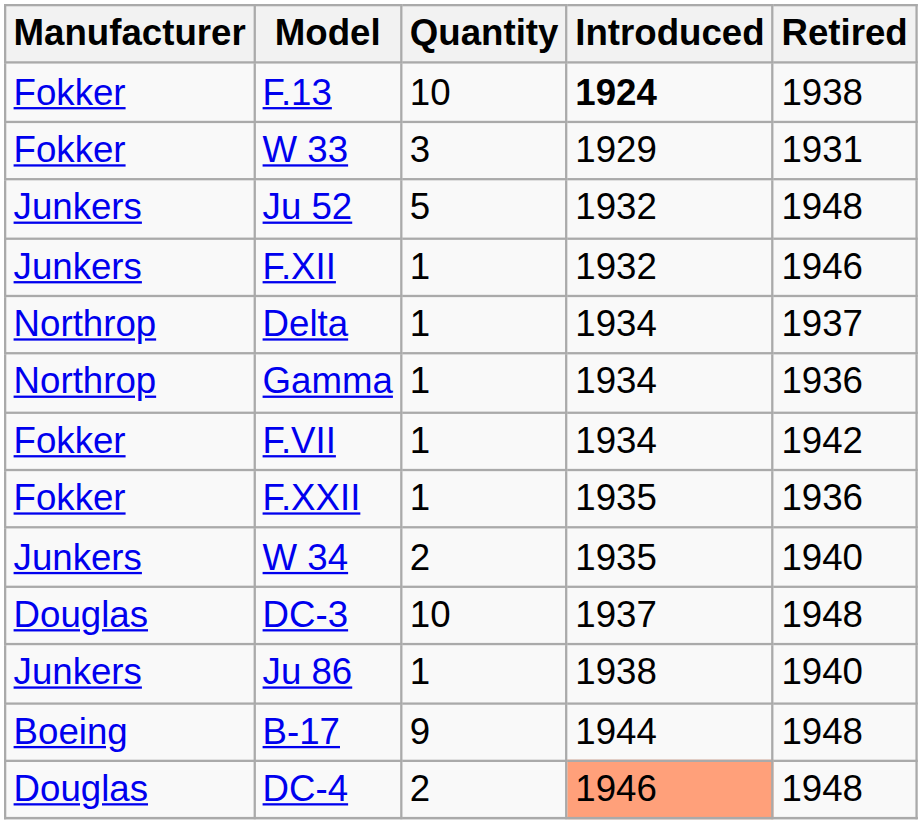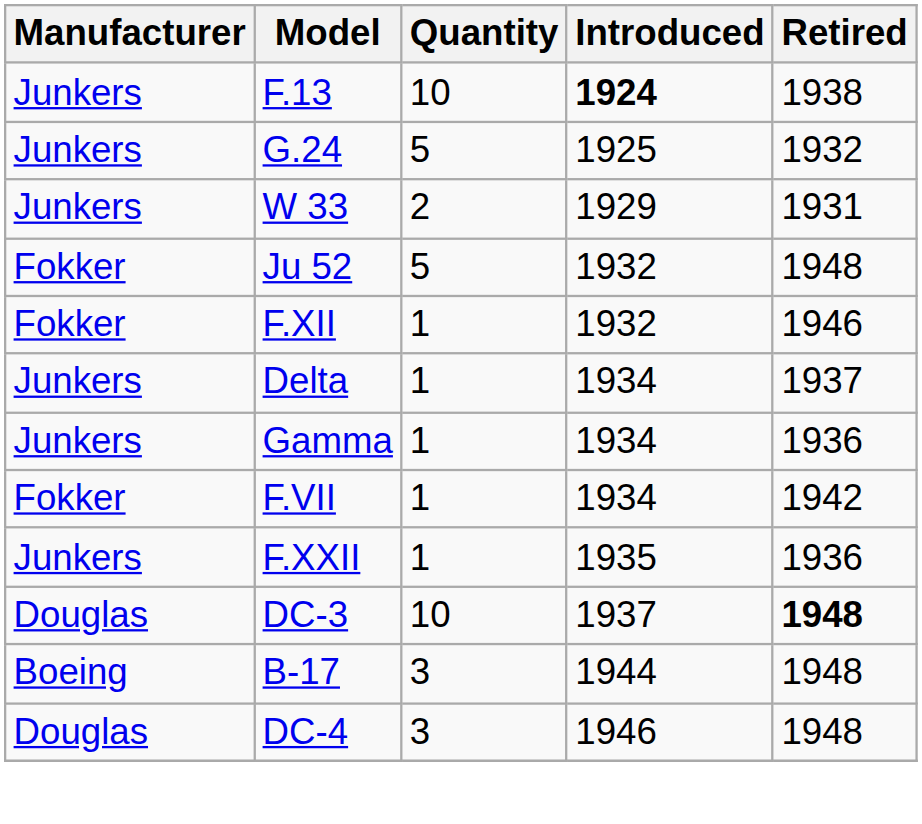(70, 91) Fokker -> (78, 91) Junkers
+ row: (302, 149)
(70, 149) Fokker -> (78, 207) Junkers
(420, 149) 3 -> (420, 207) 2
(78, 207) Junkers -> (70, 265) Fokker
(78, 265) Junkers -> (70, 324) Fokker
(85, 324) Northrop -> (78, 382) Junkers
(85, 382) Northrop -> (78, 440) Junkers
(70, 498) Fokker -> (78, 556) Junkers
- row: (305, 556)
(822, 614) normal -> (822, 614) bold
- row: (307, 672)
(420, 730) 9 -> (420, 672) 3
(420, 788) 2 -> (420, 730) 3
(616, 788) lightsalmon background -> (616, 730) no background
